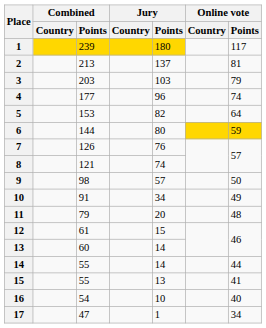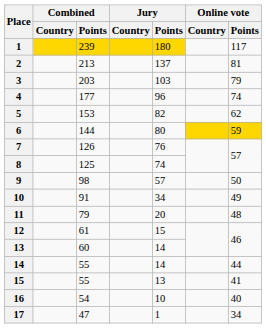(236, 113) 64 -> (236, 113) 62
(87, 164) 121 -> (87, 164) 125
